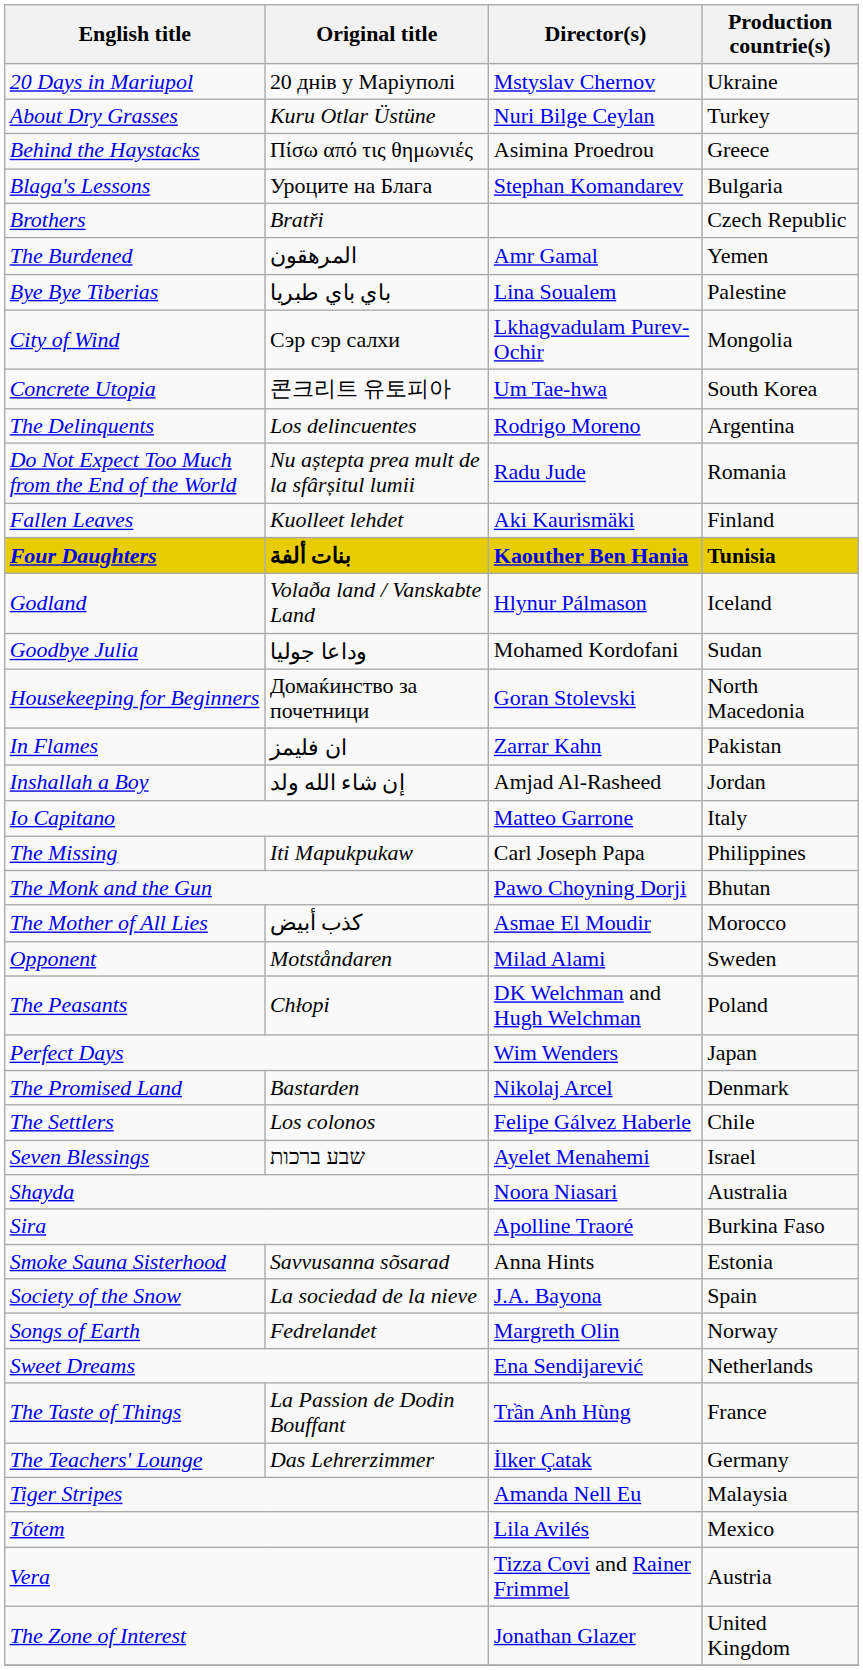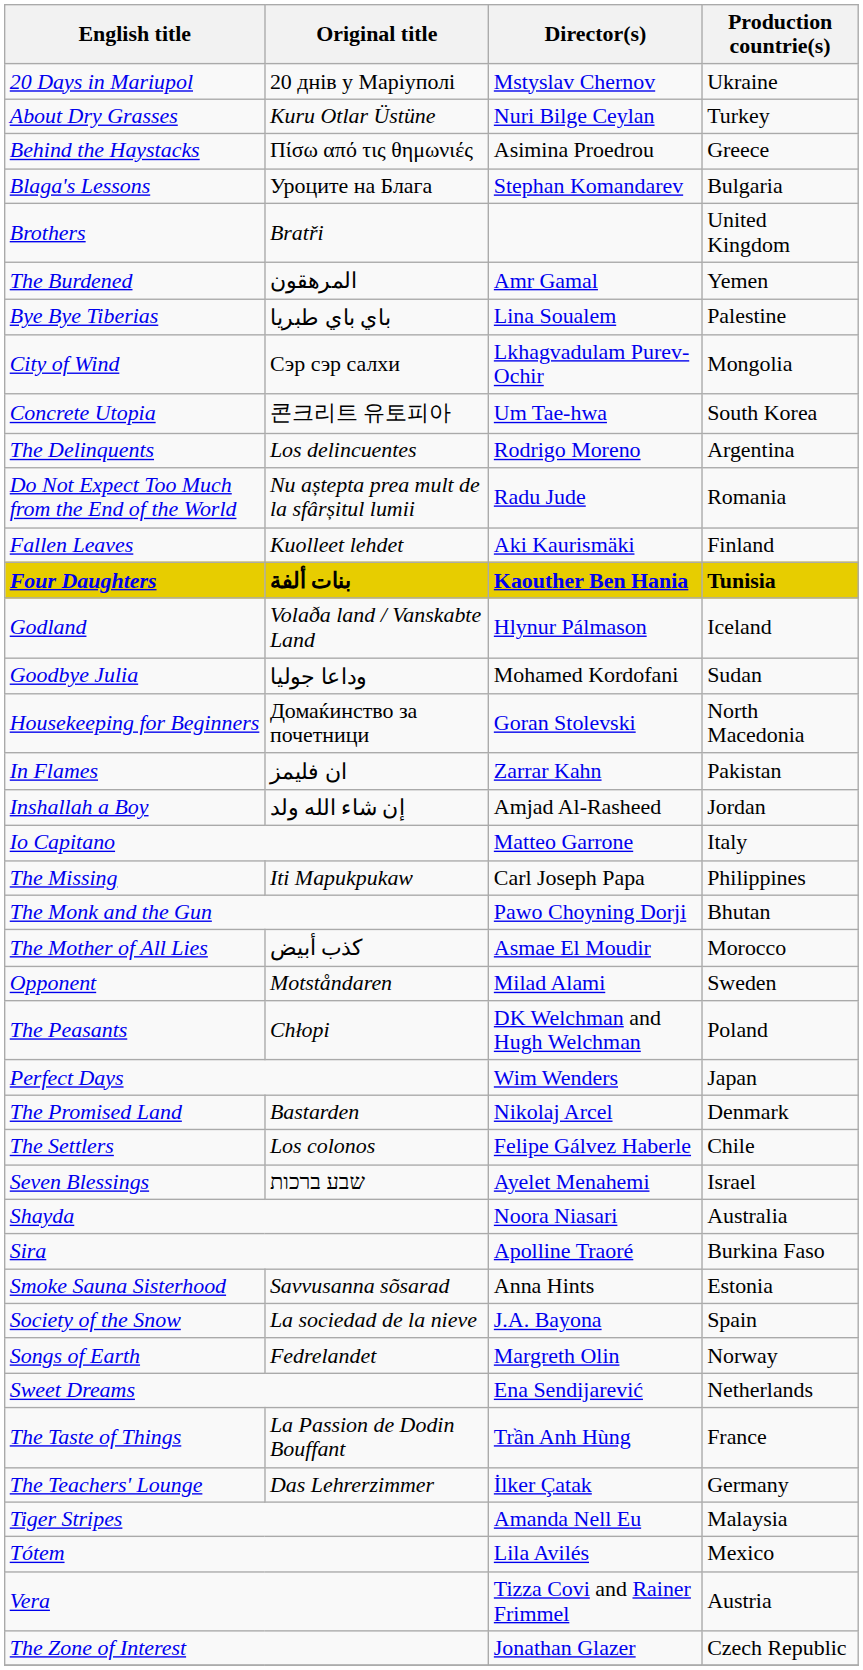(777, 220) Czech Republic -> (749, 232) United Kingdom
(749, 1635) United Kingdom -> (777, 1648) Czech Republic
